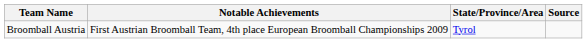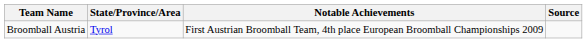columns swapped: (498, 12) <-> (269, 12)
